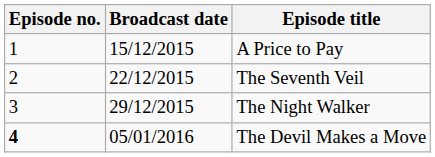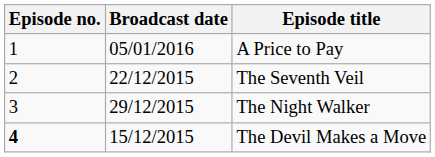(151, 48) 15/12/2015 -> (151, 48) 05/01/2016
(151, 136) 05/01/2016 -> (151, 136) 15/12/2015
